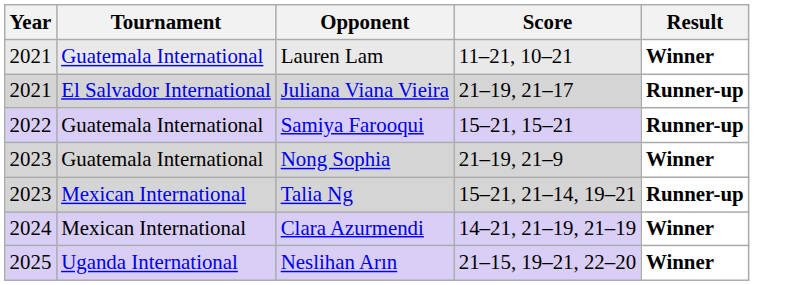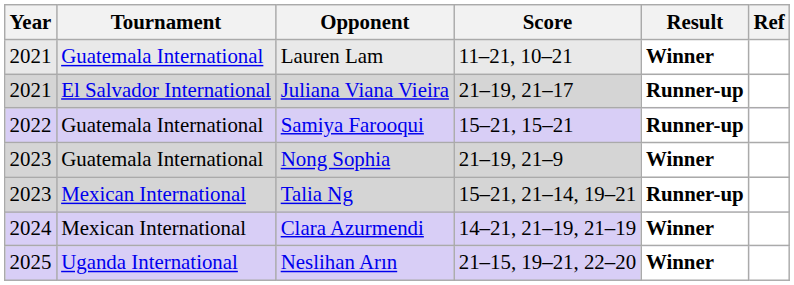+ column: (769, 22)
